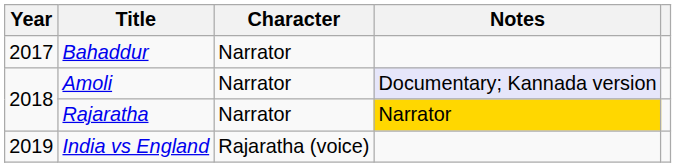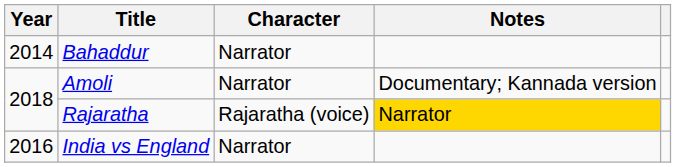(31, 51) 2017 -> (31, 51) 2014
(517, 83) lavender background -> (517, 83) no background
(255, 114) Narrator -> (294, 114) Rajaratha (voice)
(31, 146) 2019 -> (31, 146) 2016
(294, 146) Rajaratha (voice) -> (255, 146) Narrator
